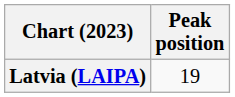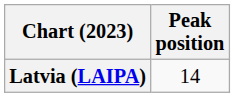(190, 75) 19 -> (190, 75) 14
